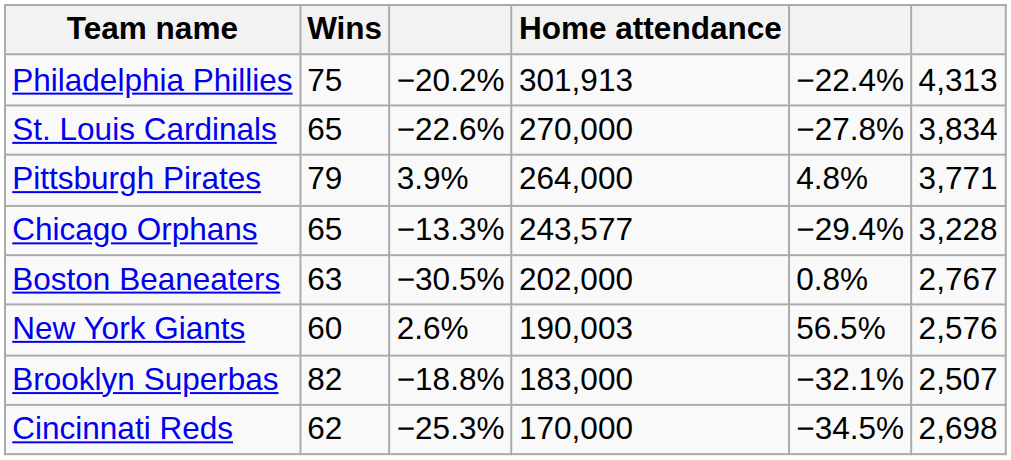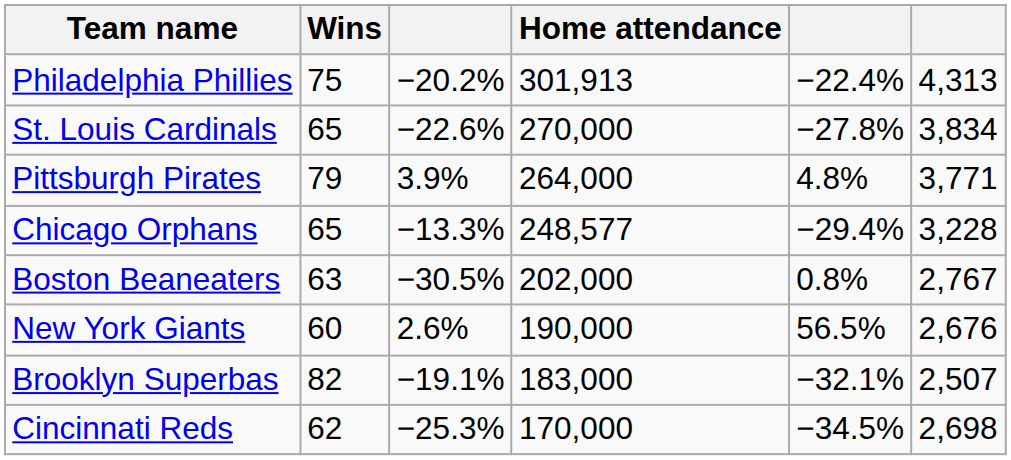(576, 229) 243,577 -> (576, 229) 248,577
(576, 329) 190,003 -> (576, 329) 190,000
(958, 329) 2,576 -> (958, 329) 2,676
(451, 379) −18.8% -> (451, 379) −19.1%
